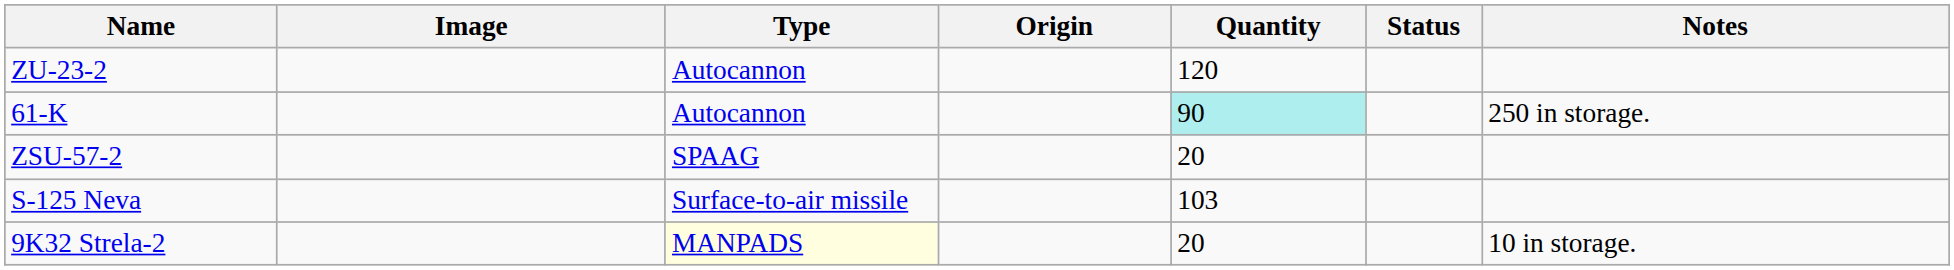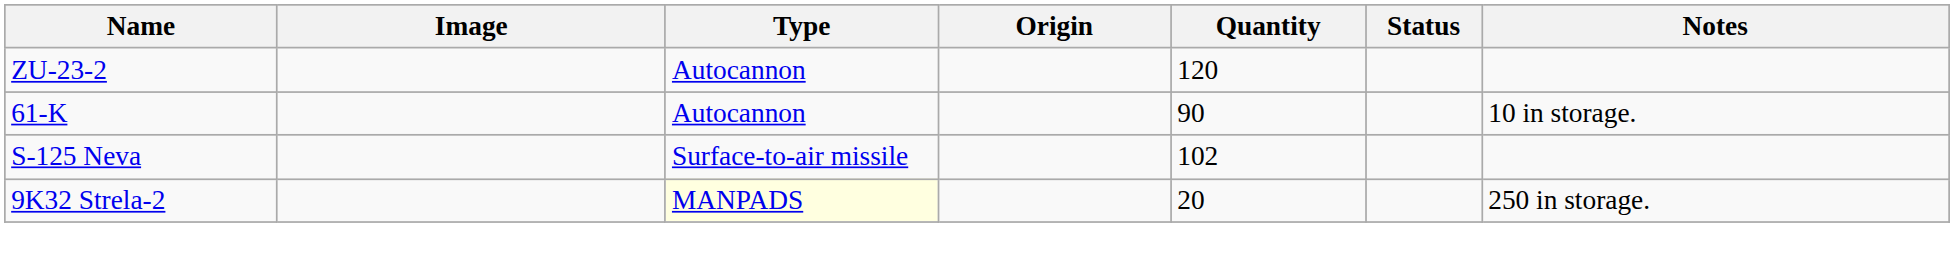(1191, 112) paleturquoise background -> (1191, 112) no background
(1569, 112) 250 in storage. -> (1562, 112) 10 in storage.
- row: (67, 156)
(1198, 199) 103 -> (1198, 156) 102
(1562, 243) 10 in storage. -> (1569, 199) 250 in storage.
